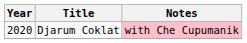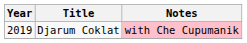(20, 30) 2020 -> (20, 30) 2019
